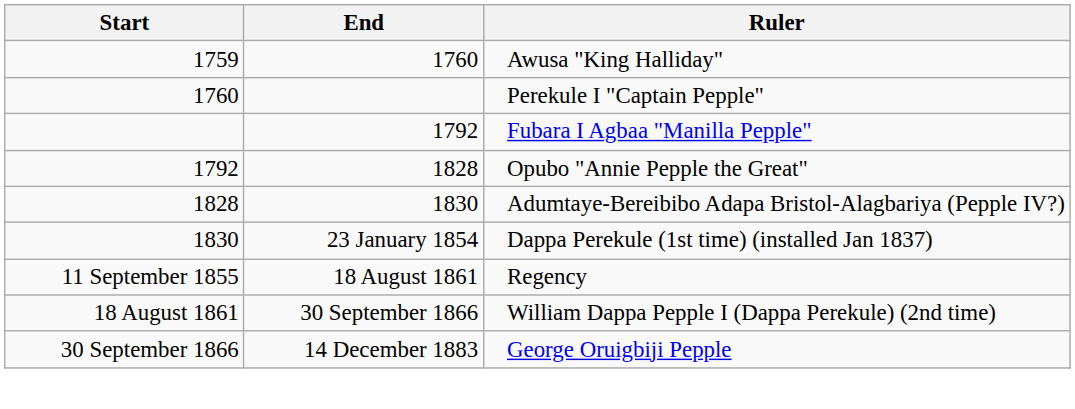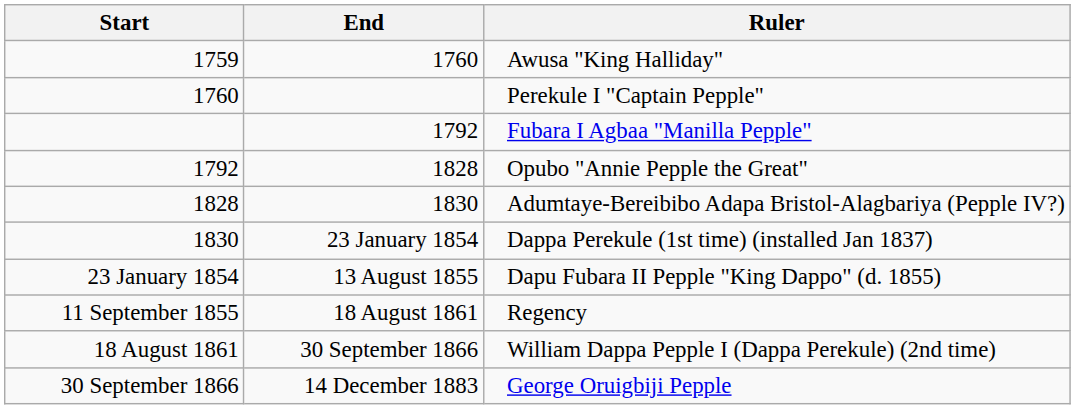+ row: (406, 276)
